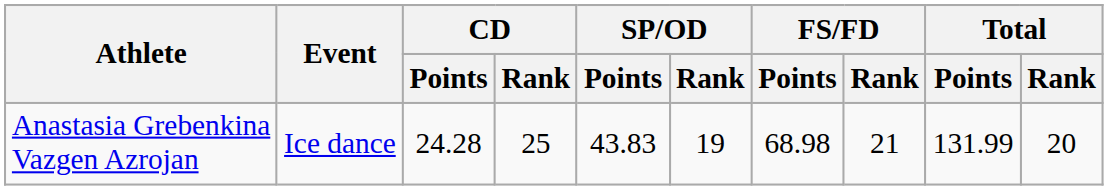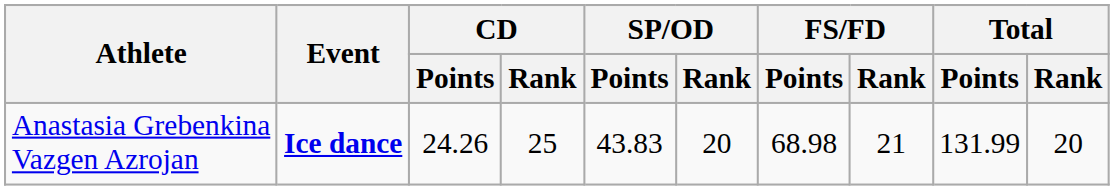(340, 143) normal -> (343, 143) bold
(449, 143) 24.28 -> (455, 143) 24.26
(710, 143) 19 -> (717, 143) 20
